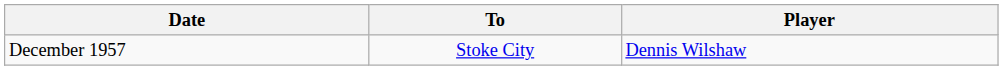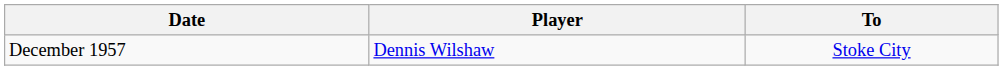columns swapped: (809, 19) <-> (495, 19)
